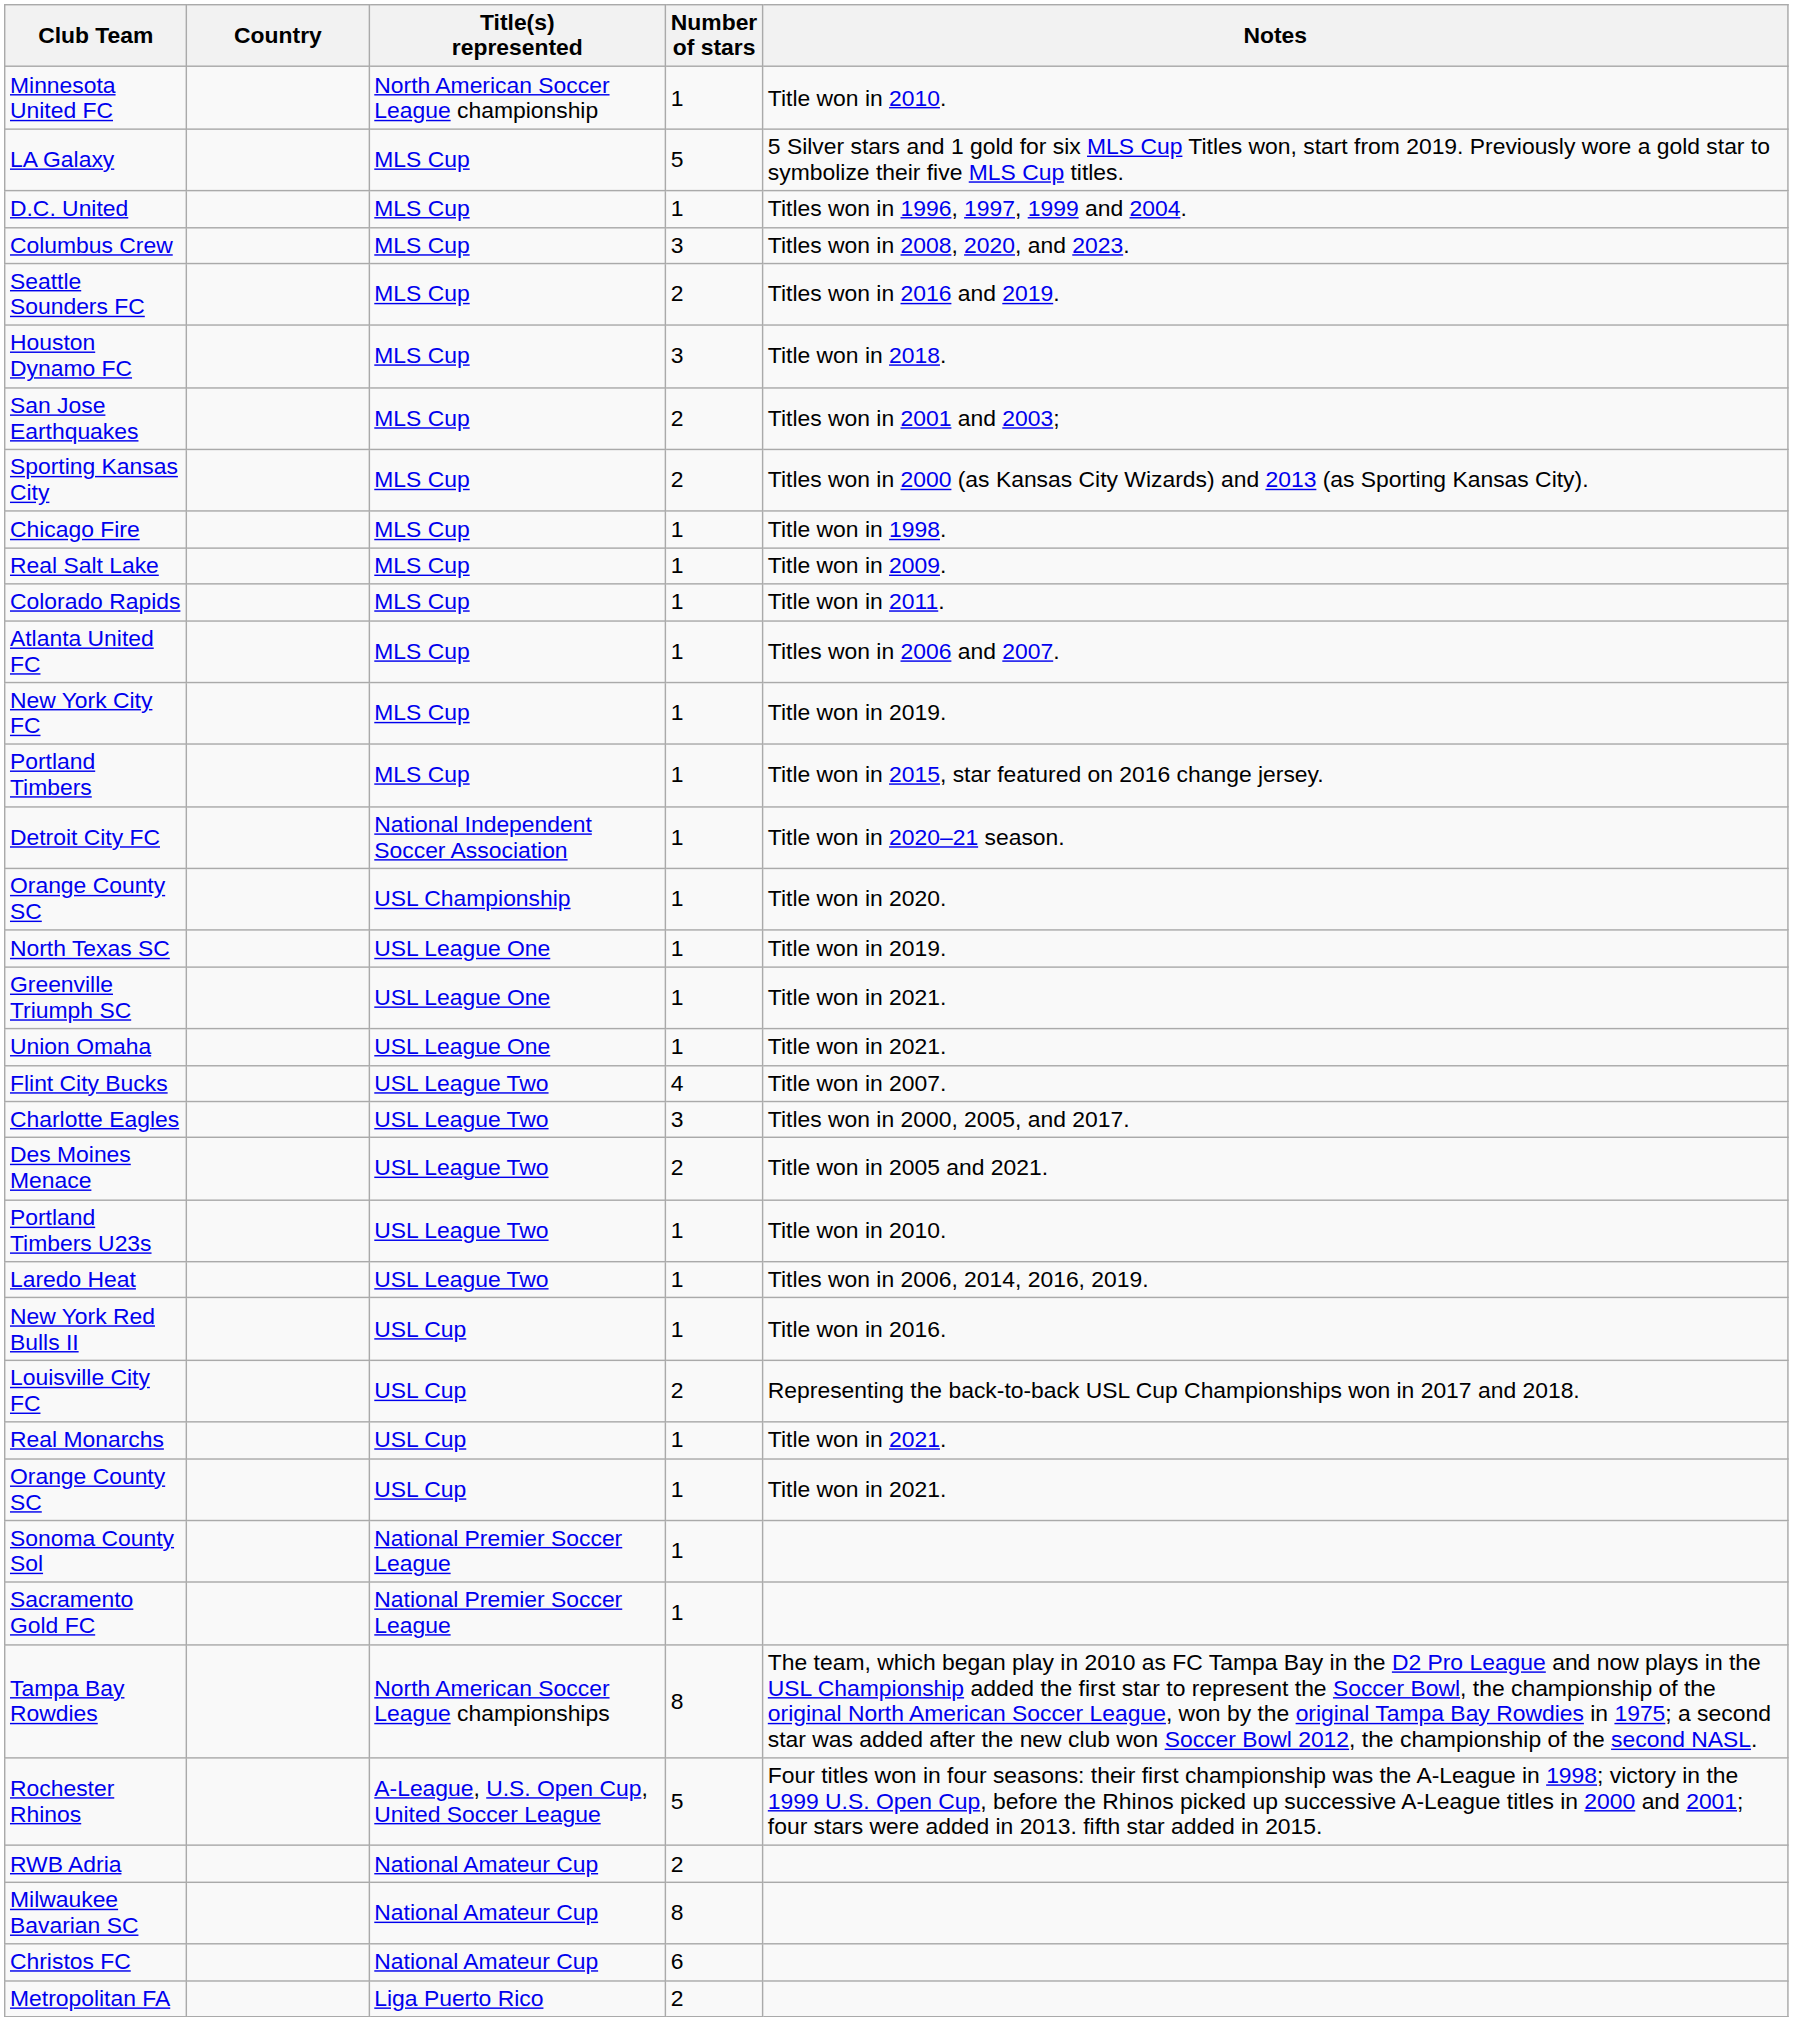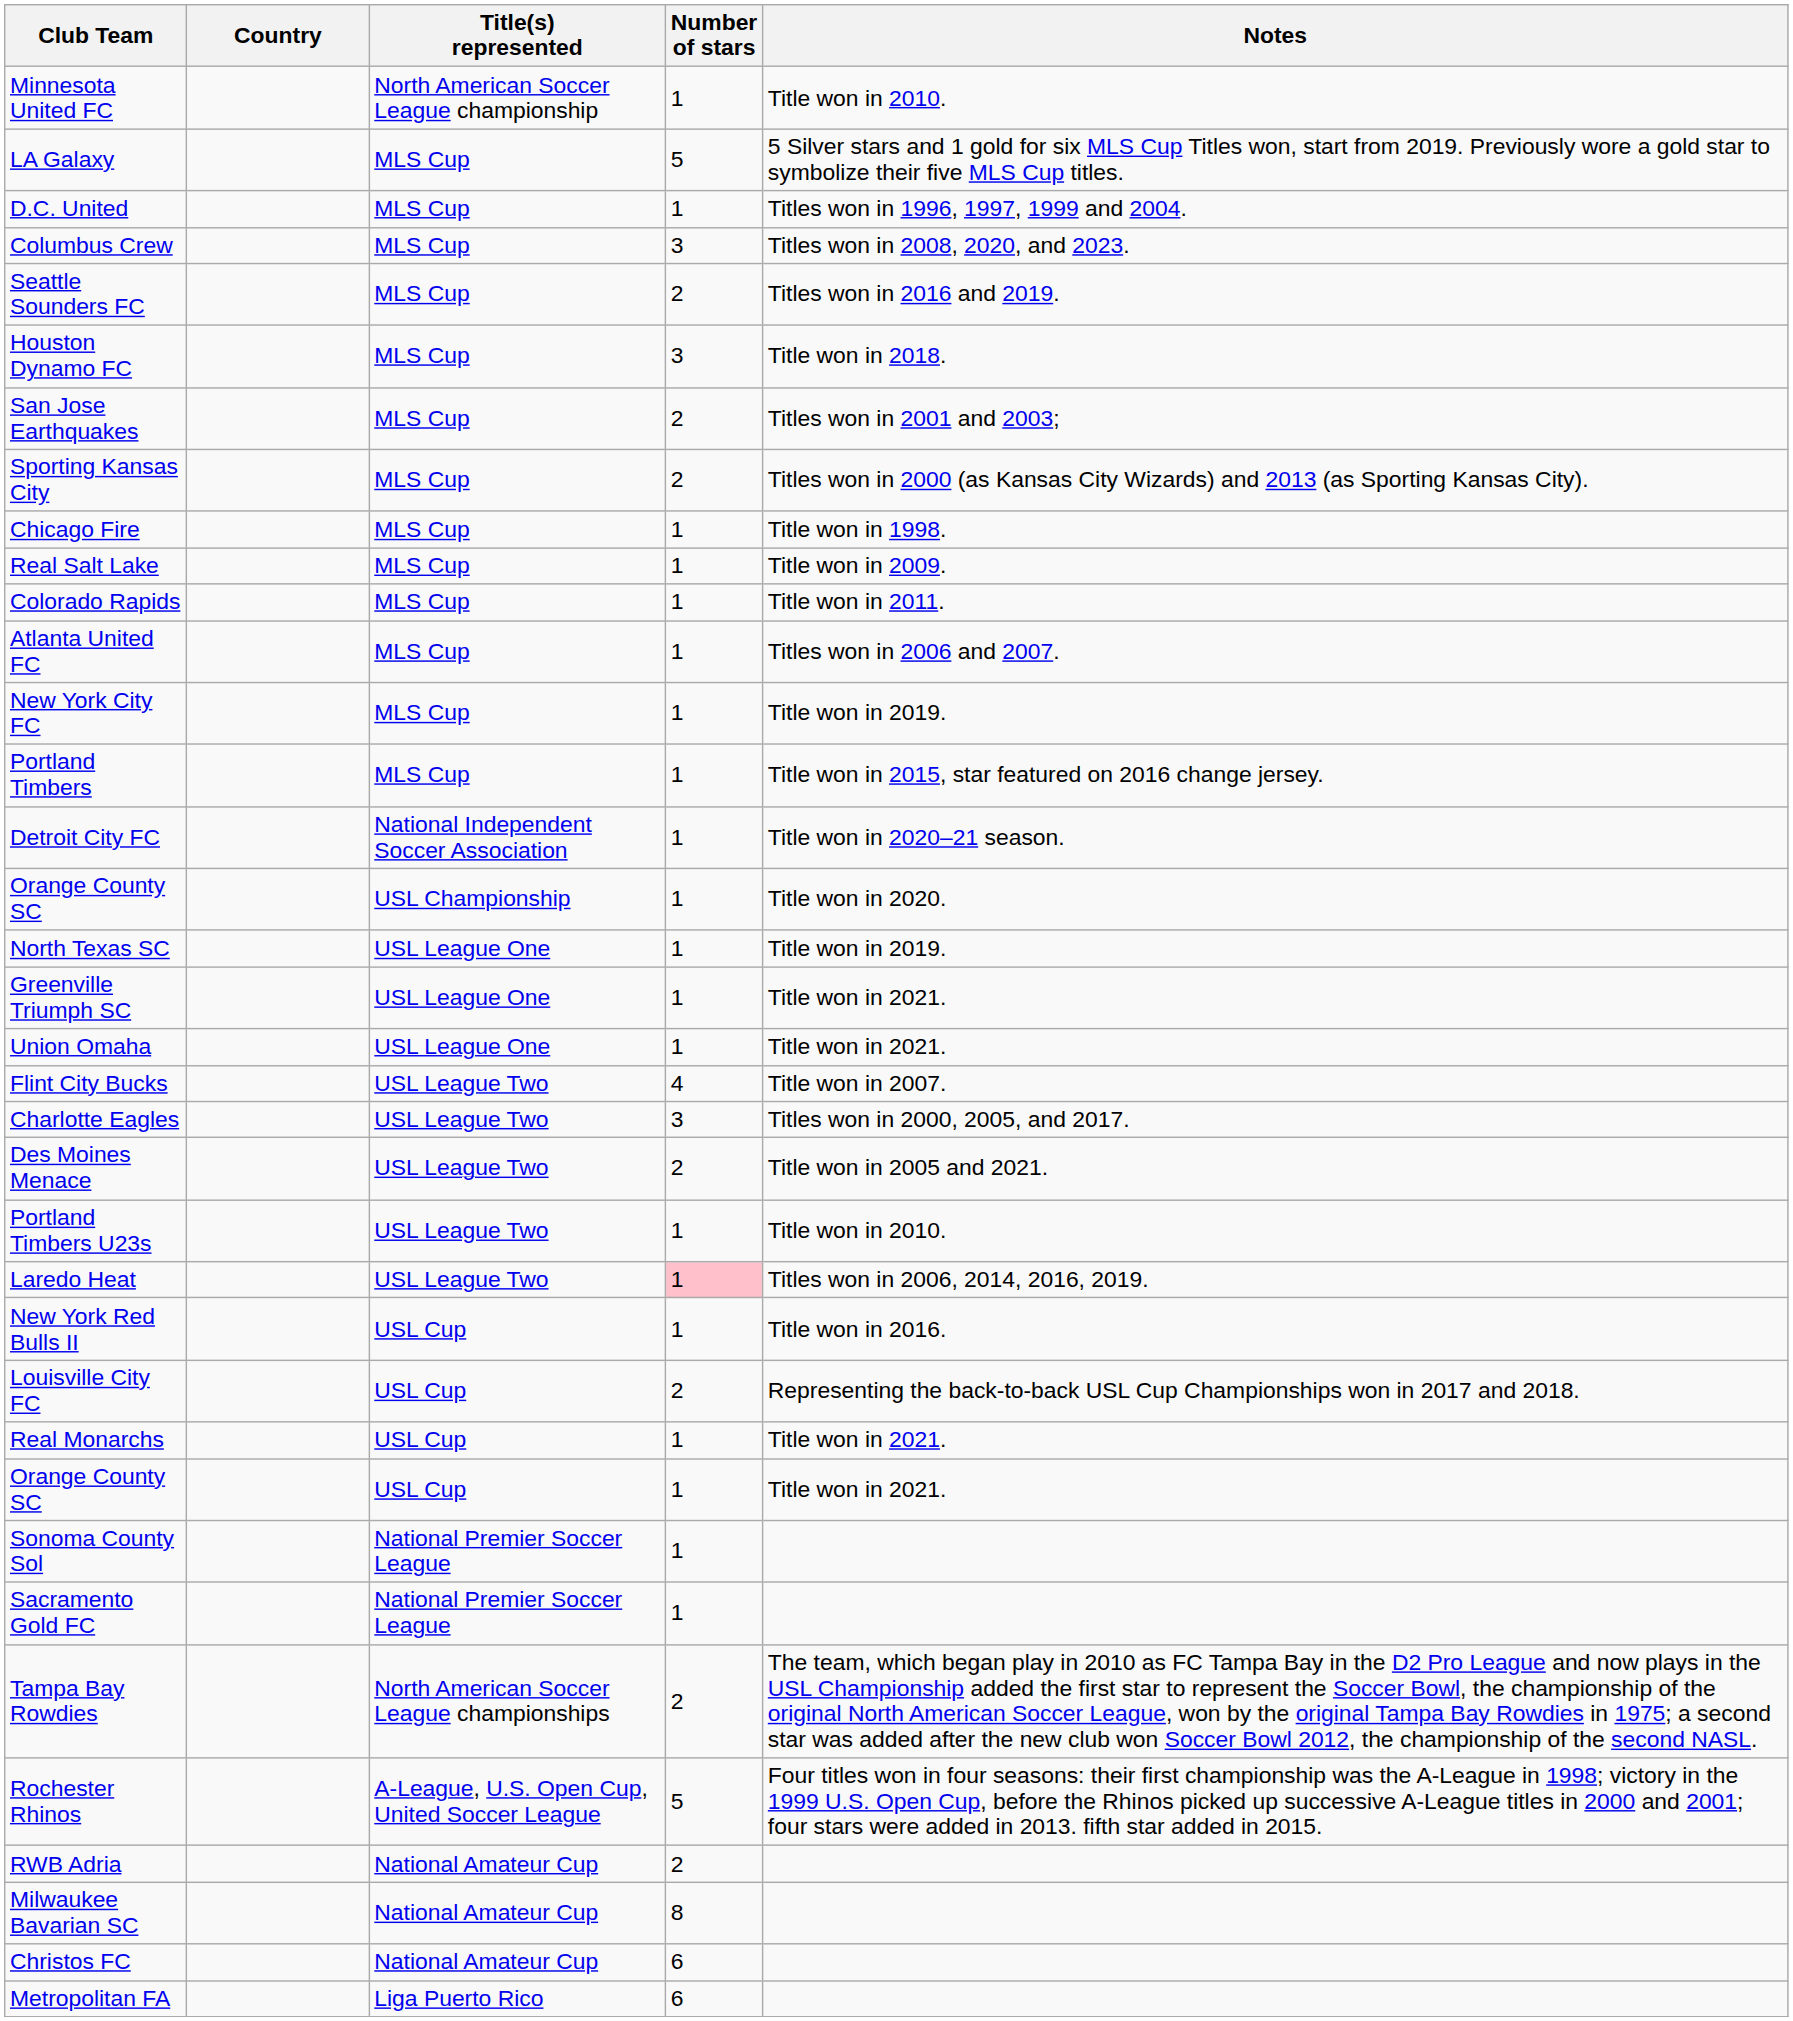(677, 1279) no background -> (677, 1279) pink background
(677, 1700) 8 -> (677, 1700) 2
(677, 1998) 2 -> (677, 1998) 6
